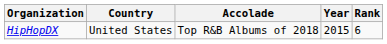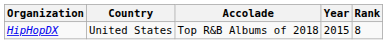(358, 30) 6 -> (358, 30) 8
